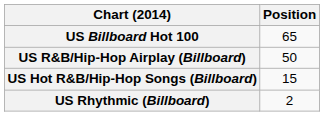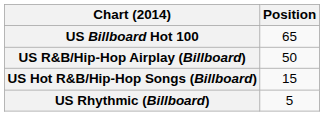(290, 100) 2 -> (290, 100) 5
